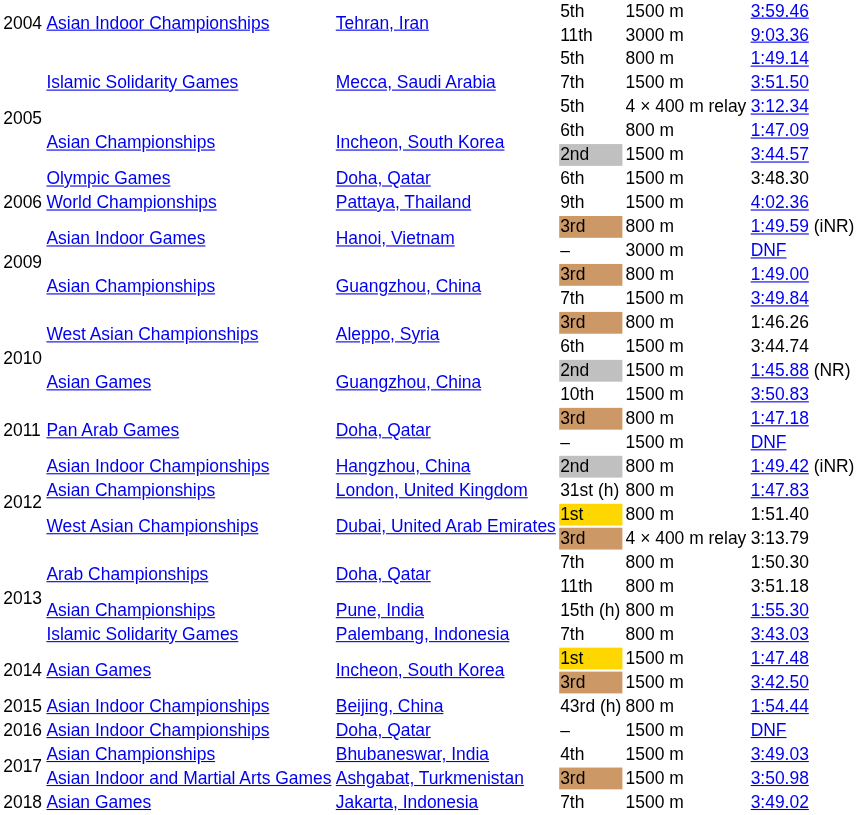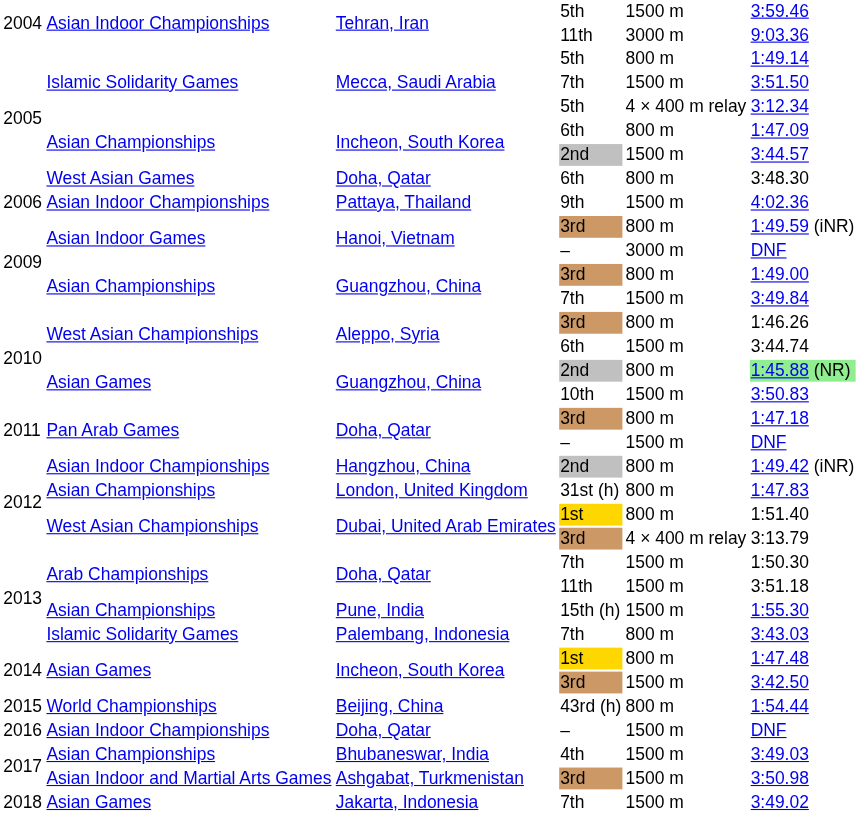(108, 178) Olympic Games -> (120, 178) West Asian Games
(655, 178) 1500 m -> (650, 178) 800 m
(132, 202) World Championships -> (158, 202) Asian Indoor Championships
(655, 370) 1500 m -> (650, 370) 800 m
(801, 370) no background -> (801, 370) lightgreen background
(650, 562) 800 m -> (655, 562) 1500 m
(650, 586) 800 m -> (655, 586) 1500 m
(650, 610) 800 m -> (655, 610) 1500 m
(655, 658) 1500 m -> (650, 658) 800 m
(158, 706) Asian Indoor Championships -> (132, 706) World Championships
